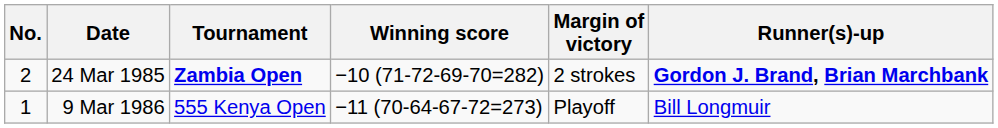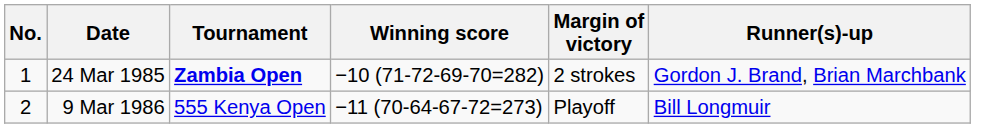(26, 75) 2 -> (26, 75) 1
(821, 75) bold -> (810, 75) normal
(26, 107) 1 -> (26, 107) 2
